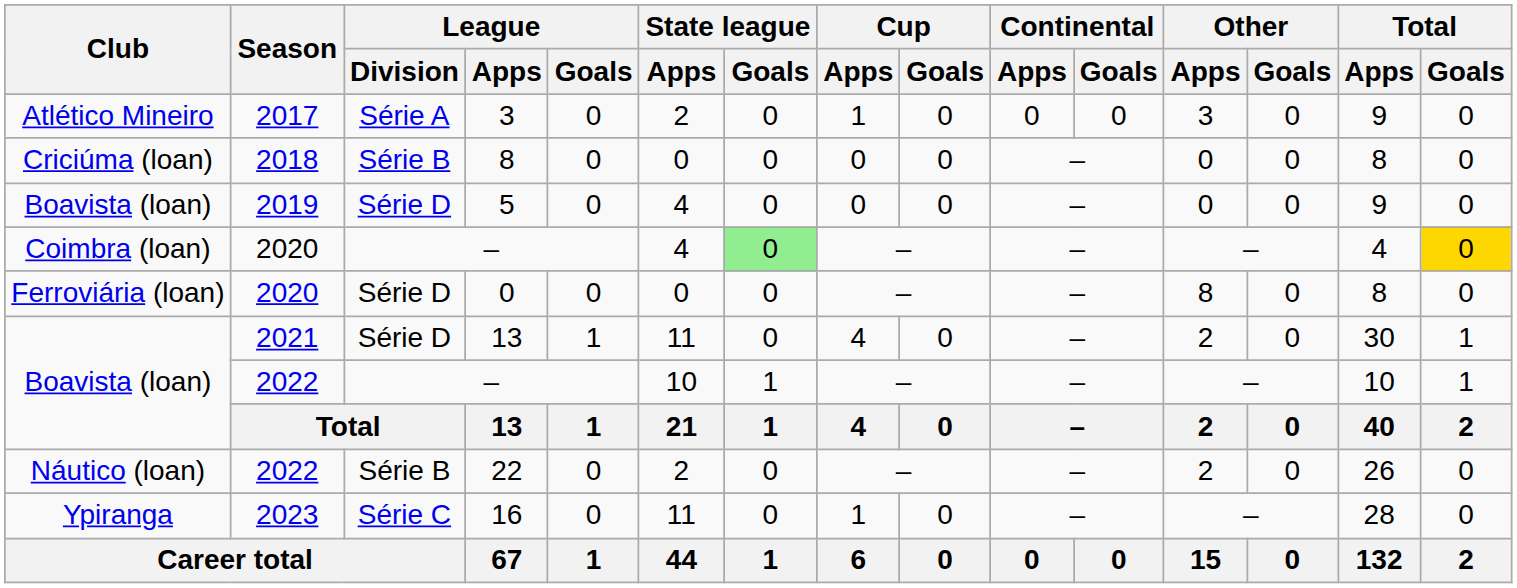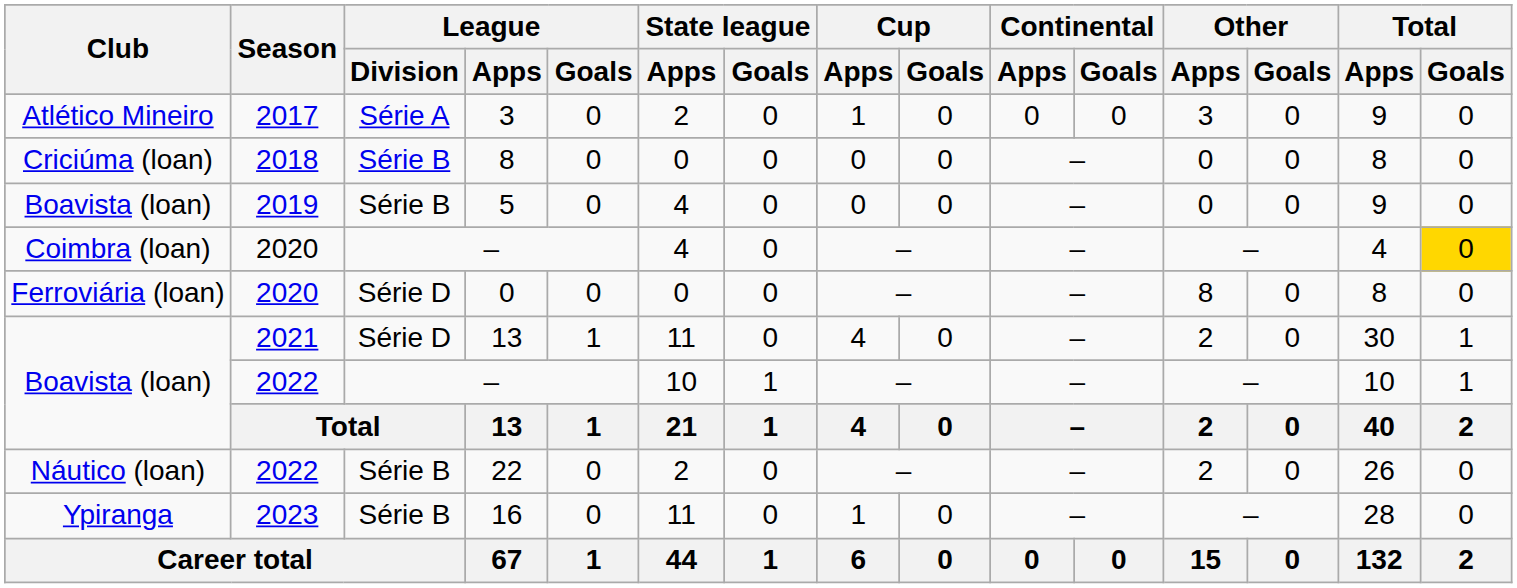(404, 204) Série D -> (404, 204) Série B
(770, 248) lightgreen background -> (770, 248) no background
(404, 515) Série C -> (404, 515) Série B
